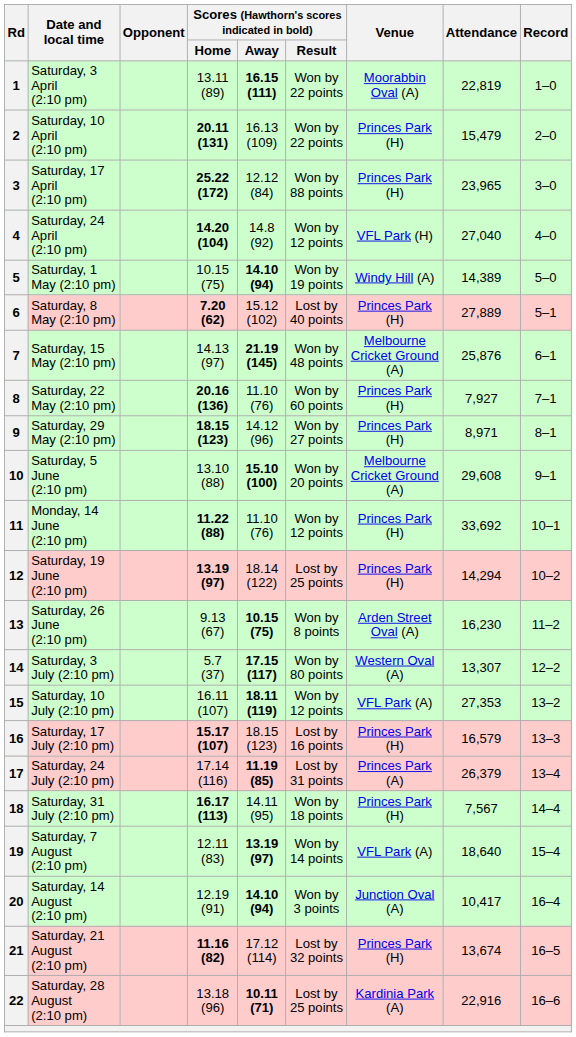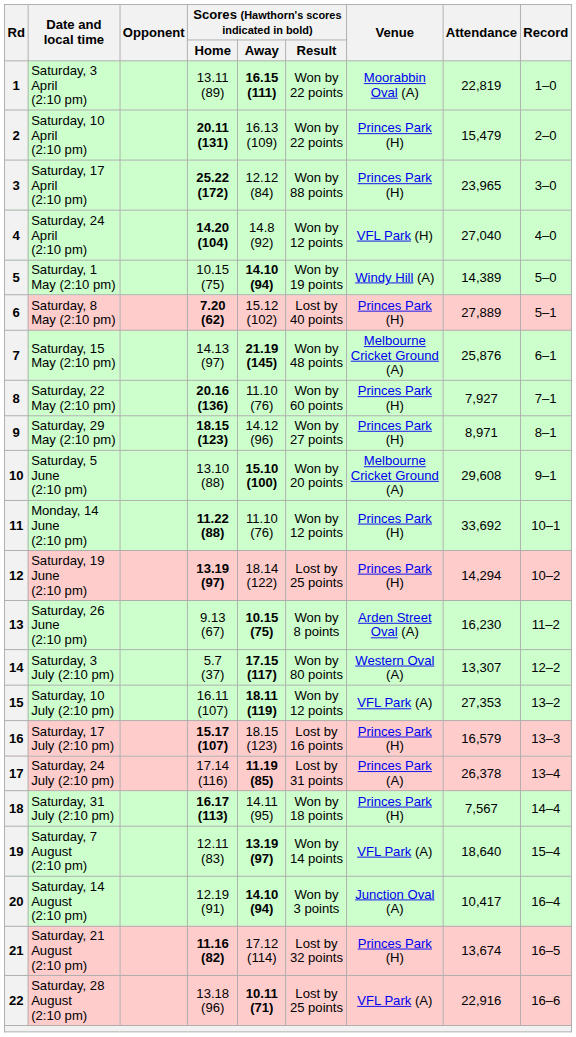(481, 774) 26,379 -> (481, 774) 26,378
(395, 1001) Kardinia Park (A) -> (395, 1001) VFL Park (A)
